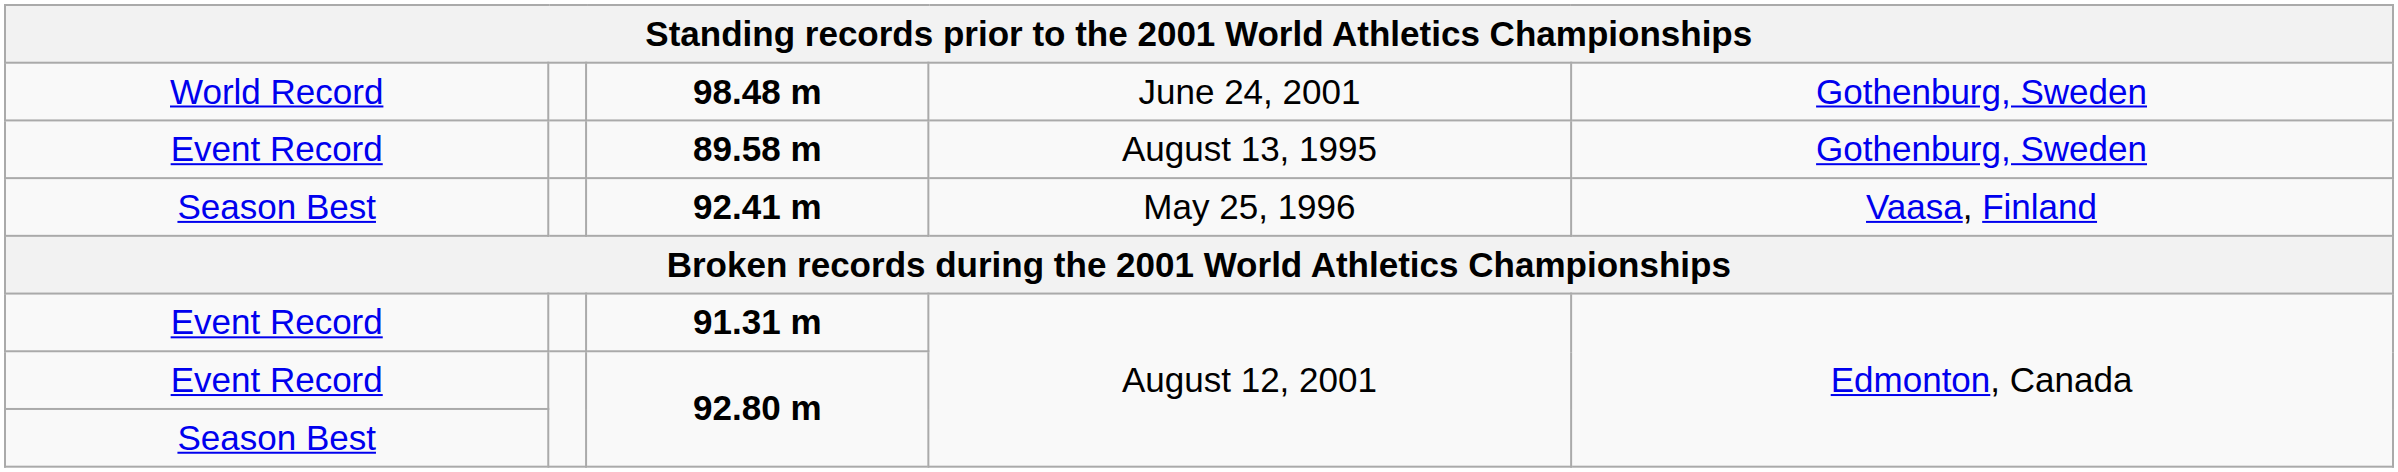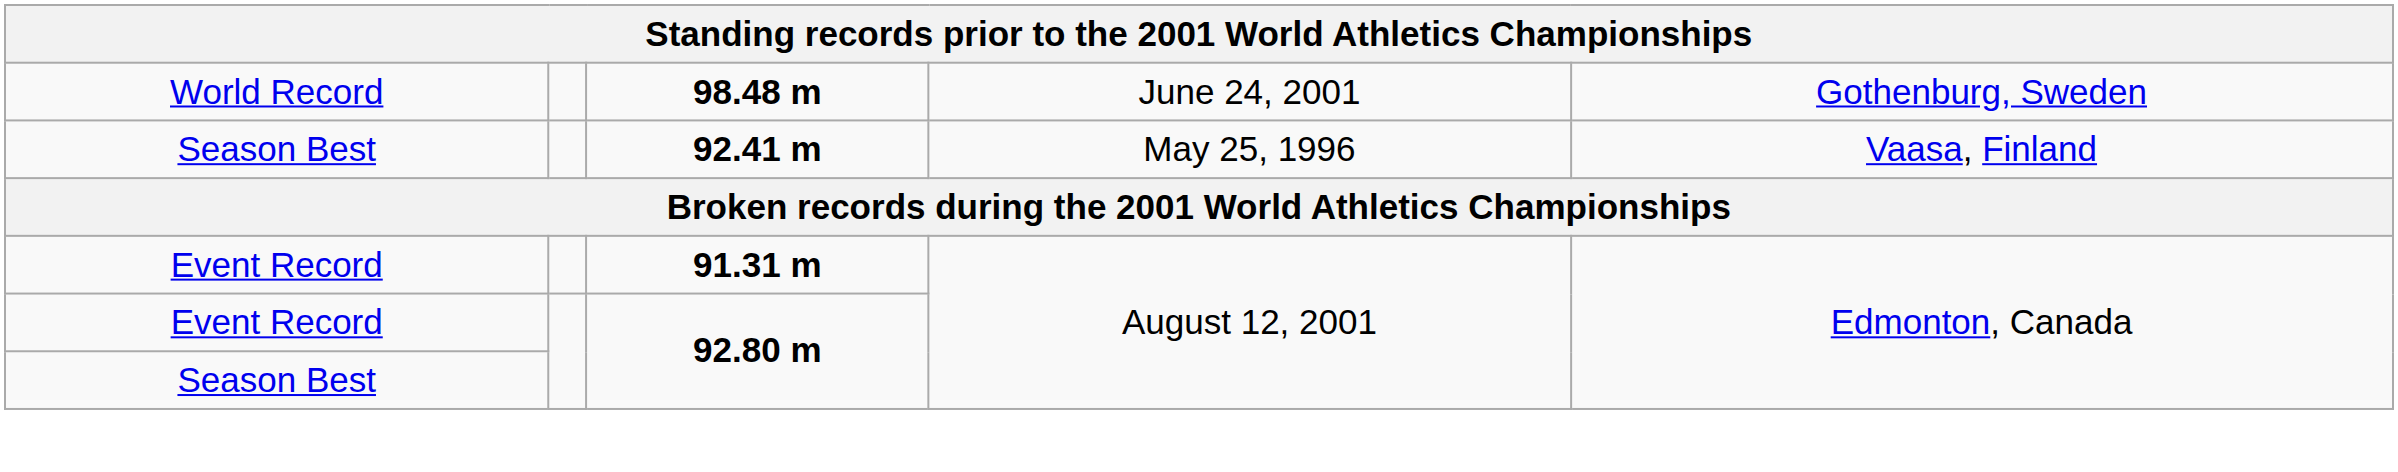- row: (277, 148)
